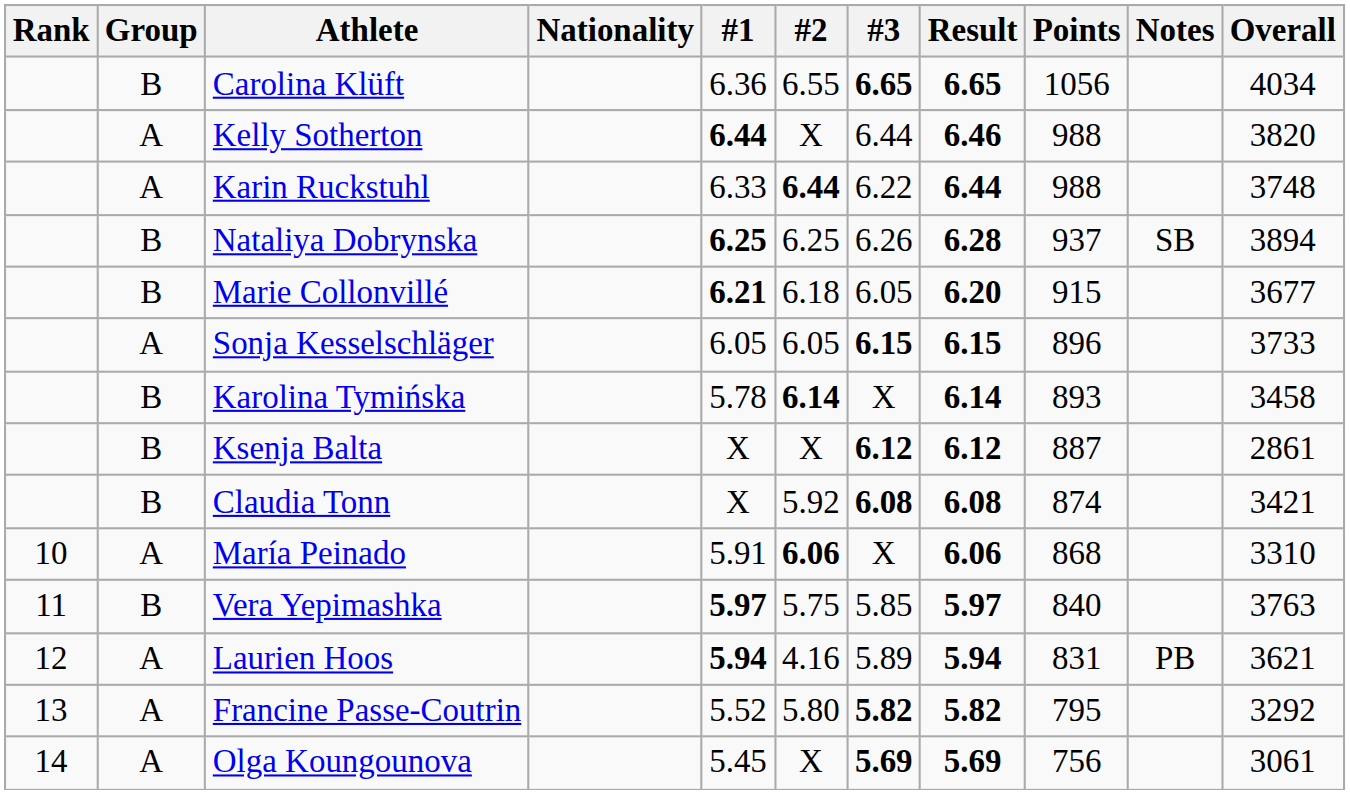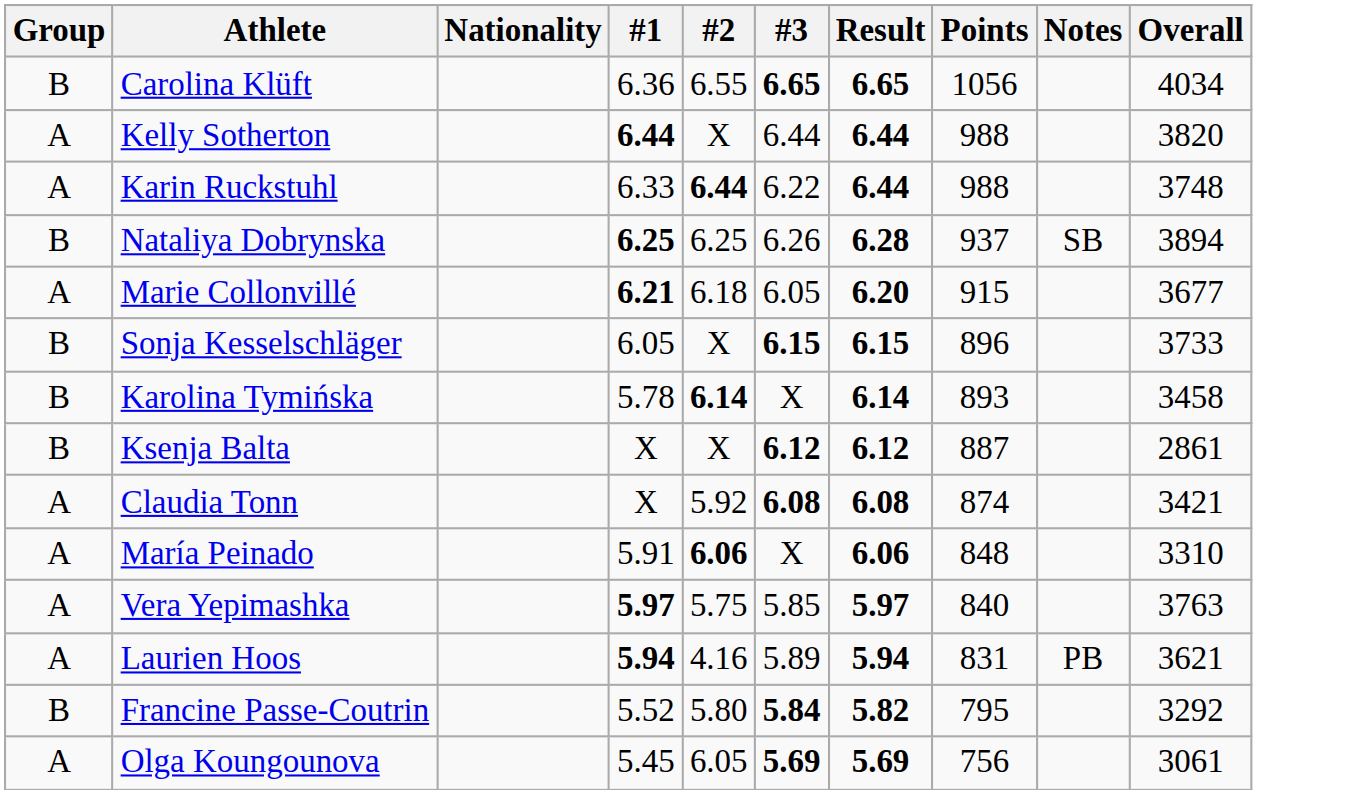- column: (51, 30)
(973, 135) 6.46 -> (880, 135) 6.44
(151, 291) B -> (59, 291) A
(151, 344) A -> (59, 344) B
(811, 344) 6.05 -> (719, 344) X
(151, 501) B -> (59, 501) A
(1077, 553) 868 -> (984, 553) 848
(151, 605) B -> (59, 605) A
(151, 710) A -> (59, 710) B
(884, 710) 5.82 -> (792, 710) 5.84
(811, 762) X -> (719, 762) 6.05
